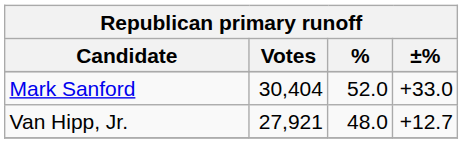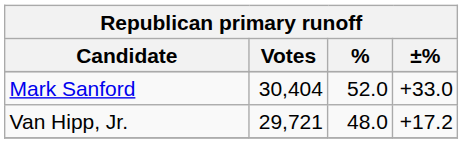(291, 122) 27,921 -> (291, 122) 29,721
(426, 122) +12.7 -> (426, 122) +17.2
